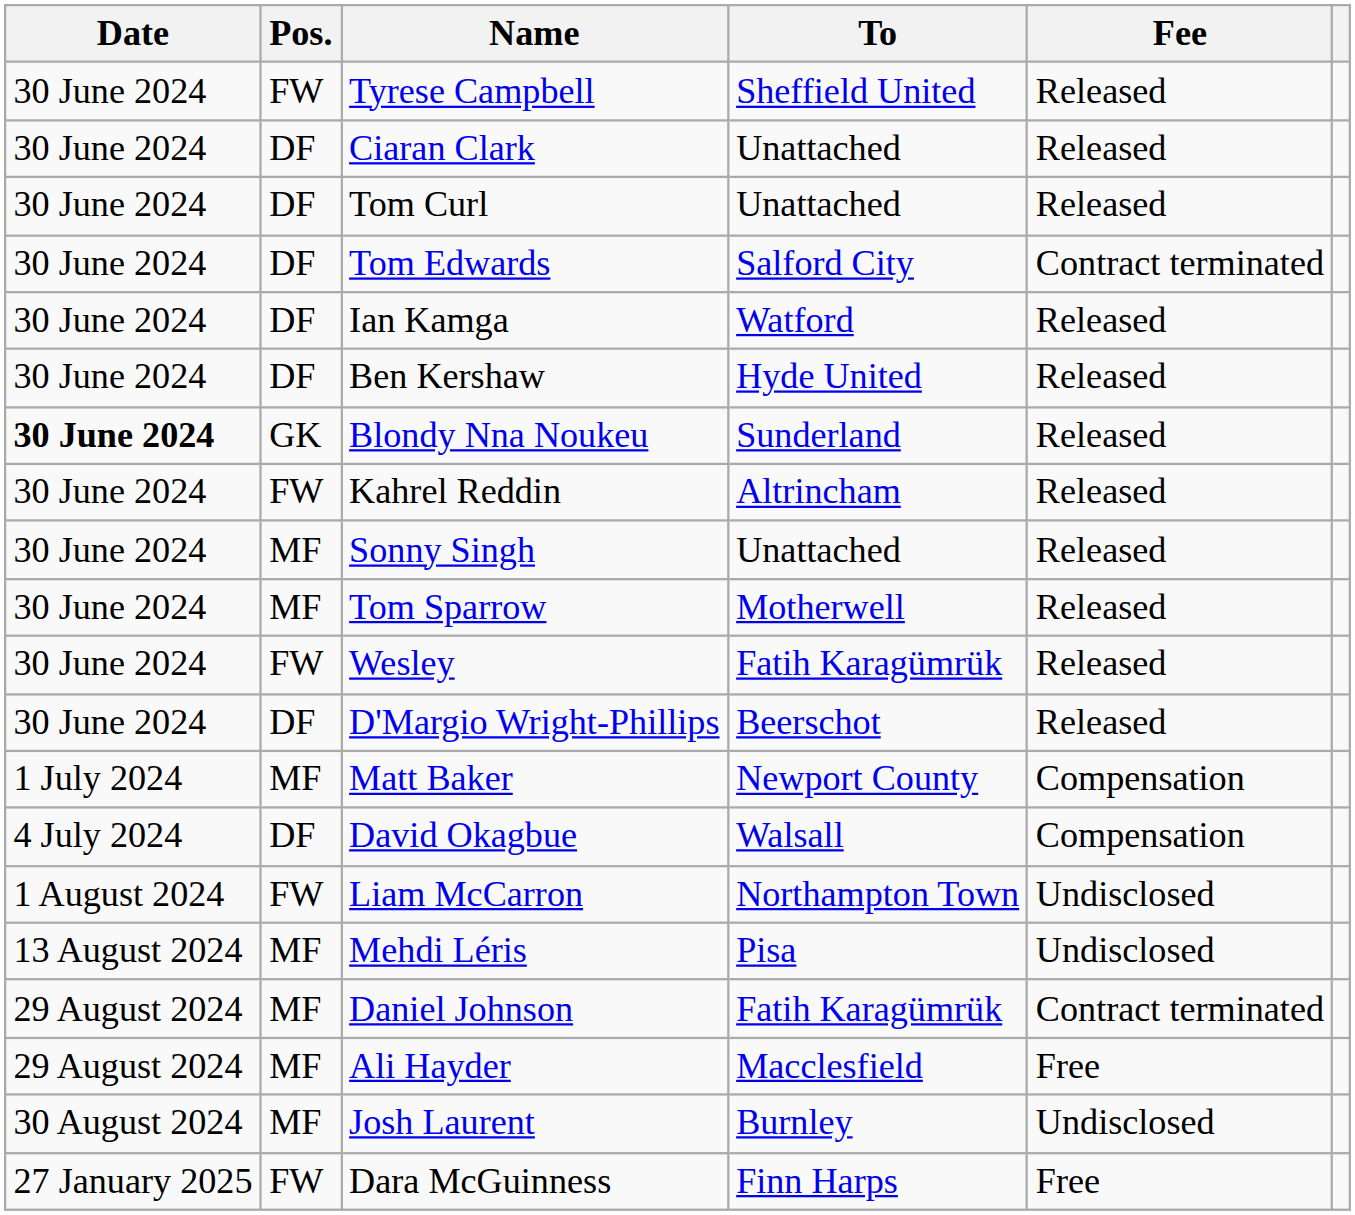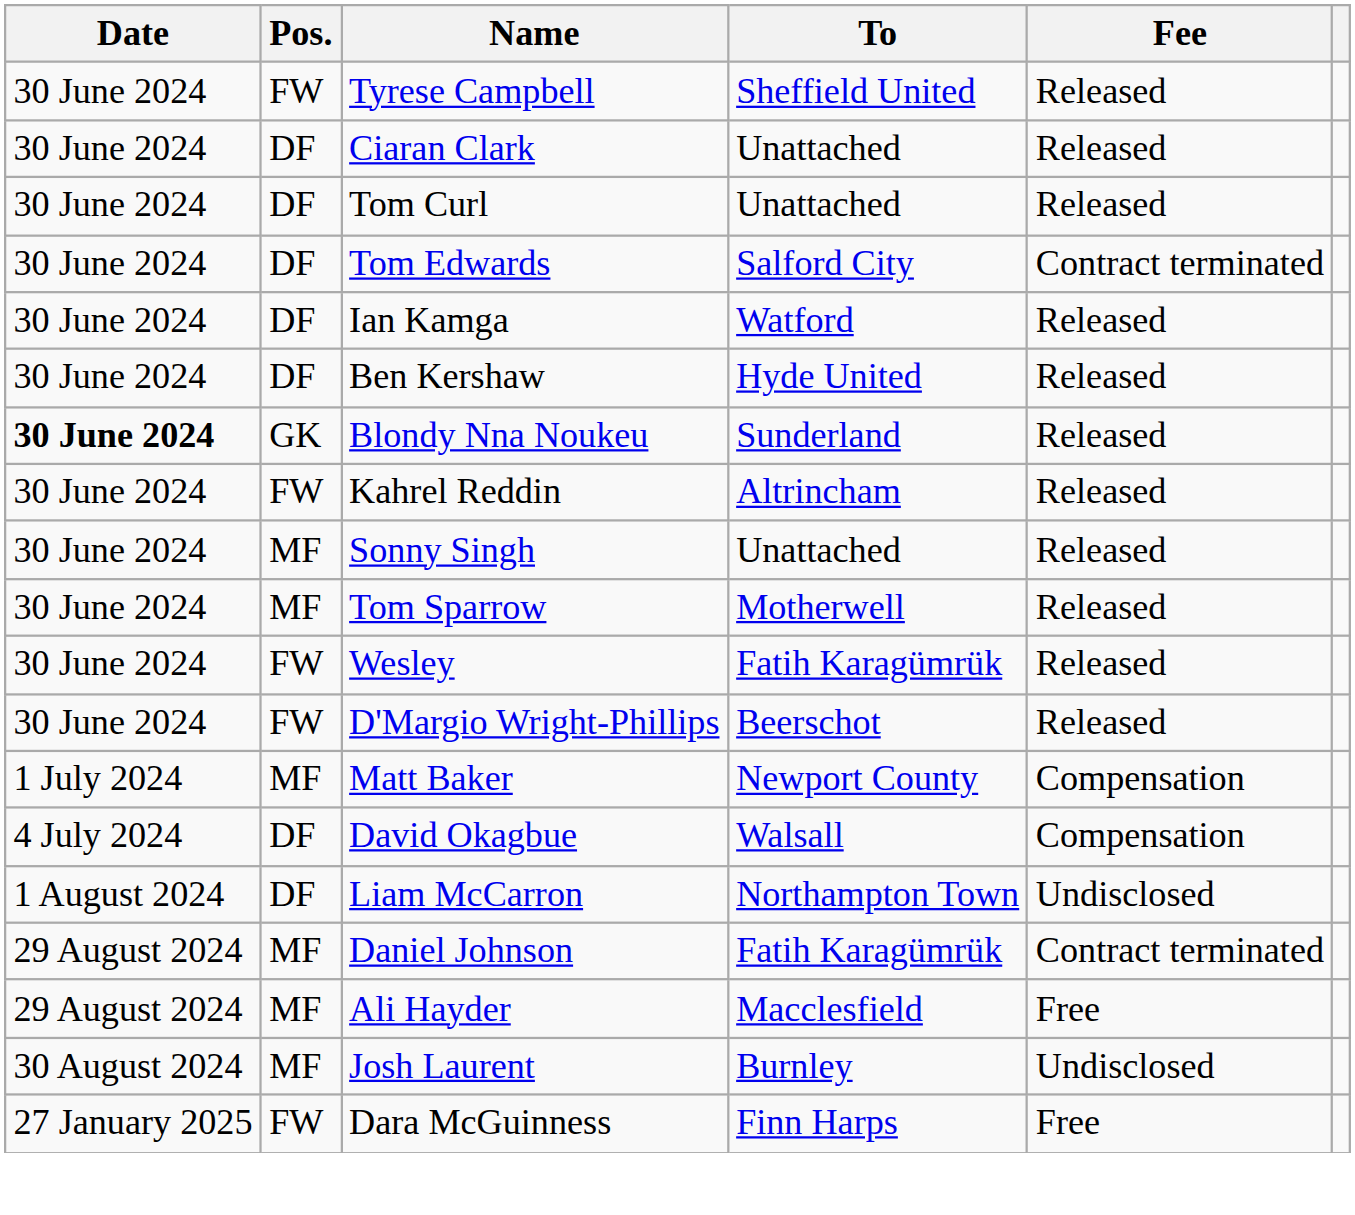(292, 721) DF -> (296, 721) FW
(296, 893) FW -> (292, 893) DF
- row: (438, 950)
